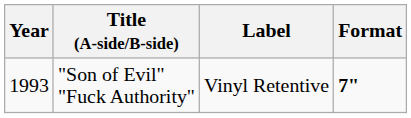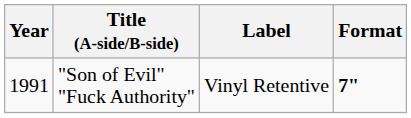(29, 85) 1993 -> (29, 85) 1991
